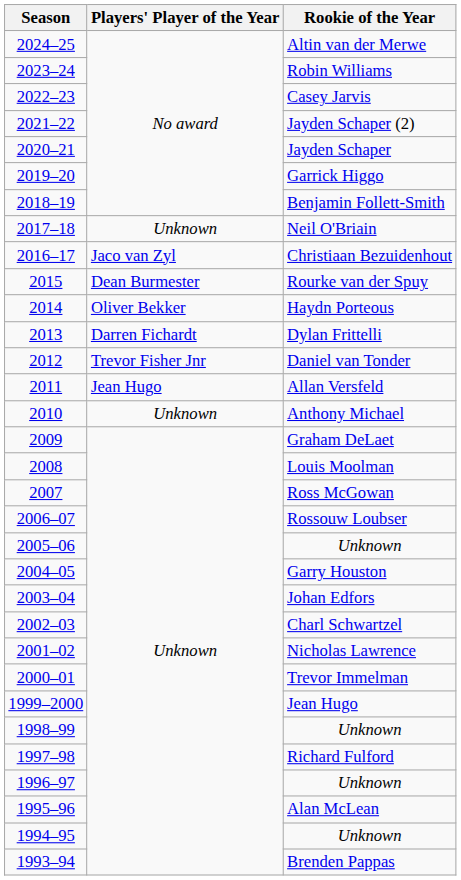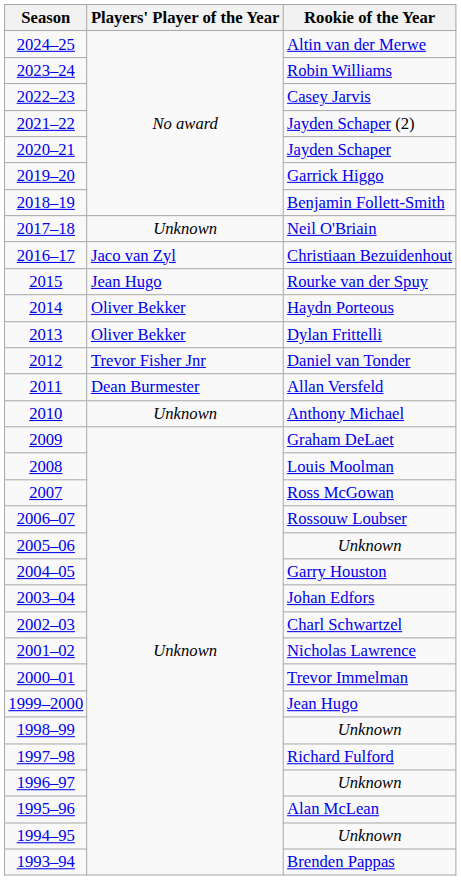(145, 281) Dean Burmester -> (126, 281) Jean Hugo
(144, 334) Darren Fichardt -> (138, 334) Oliver Bekker
(126, 387) Jean Hugo -> (145, 387) Dean Burmester
